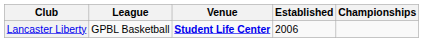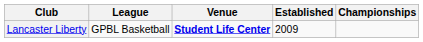(287, 29) 2006 -> (287, 29) 2009
